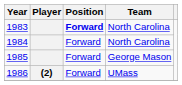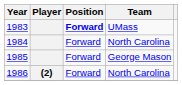(139, 27) North Carolina -> (123, 27) UMass
(123, 73) UMass -> (139, 73) North Carolina
